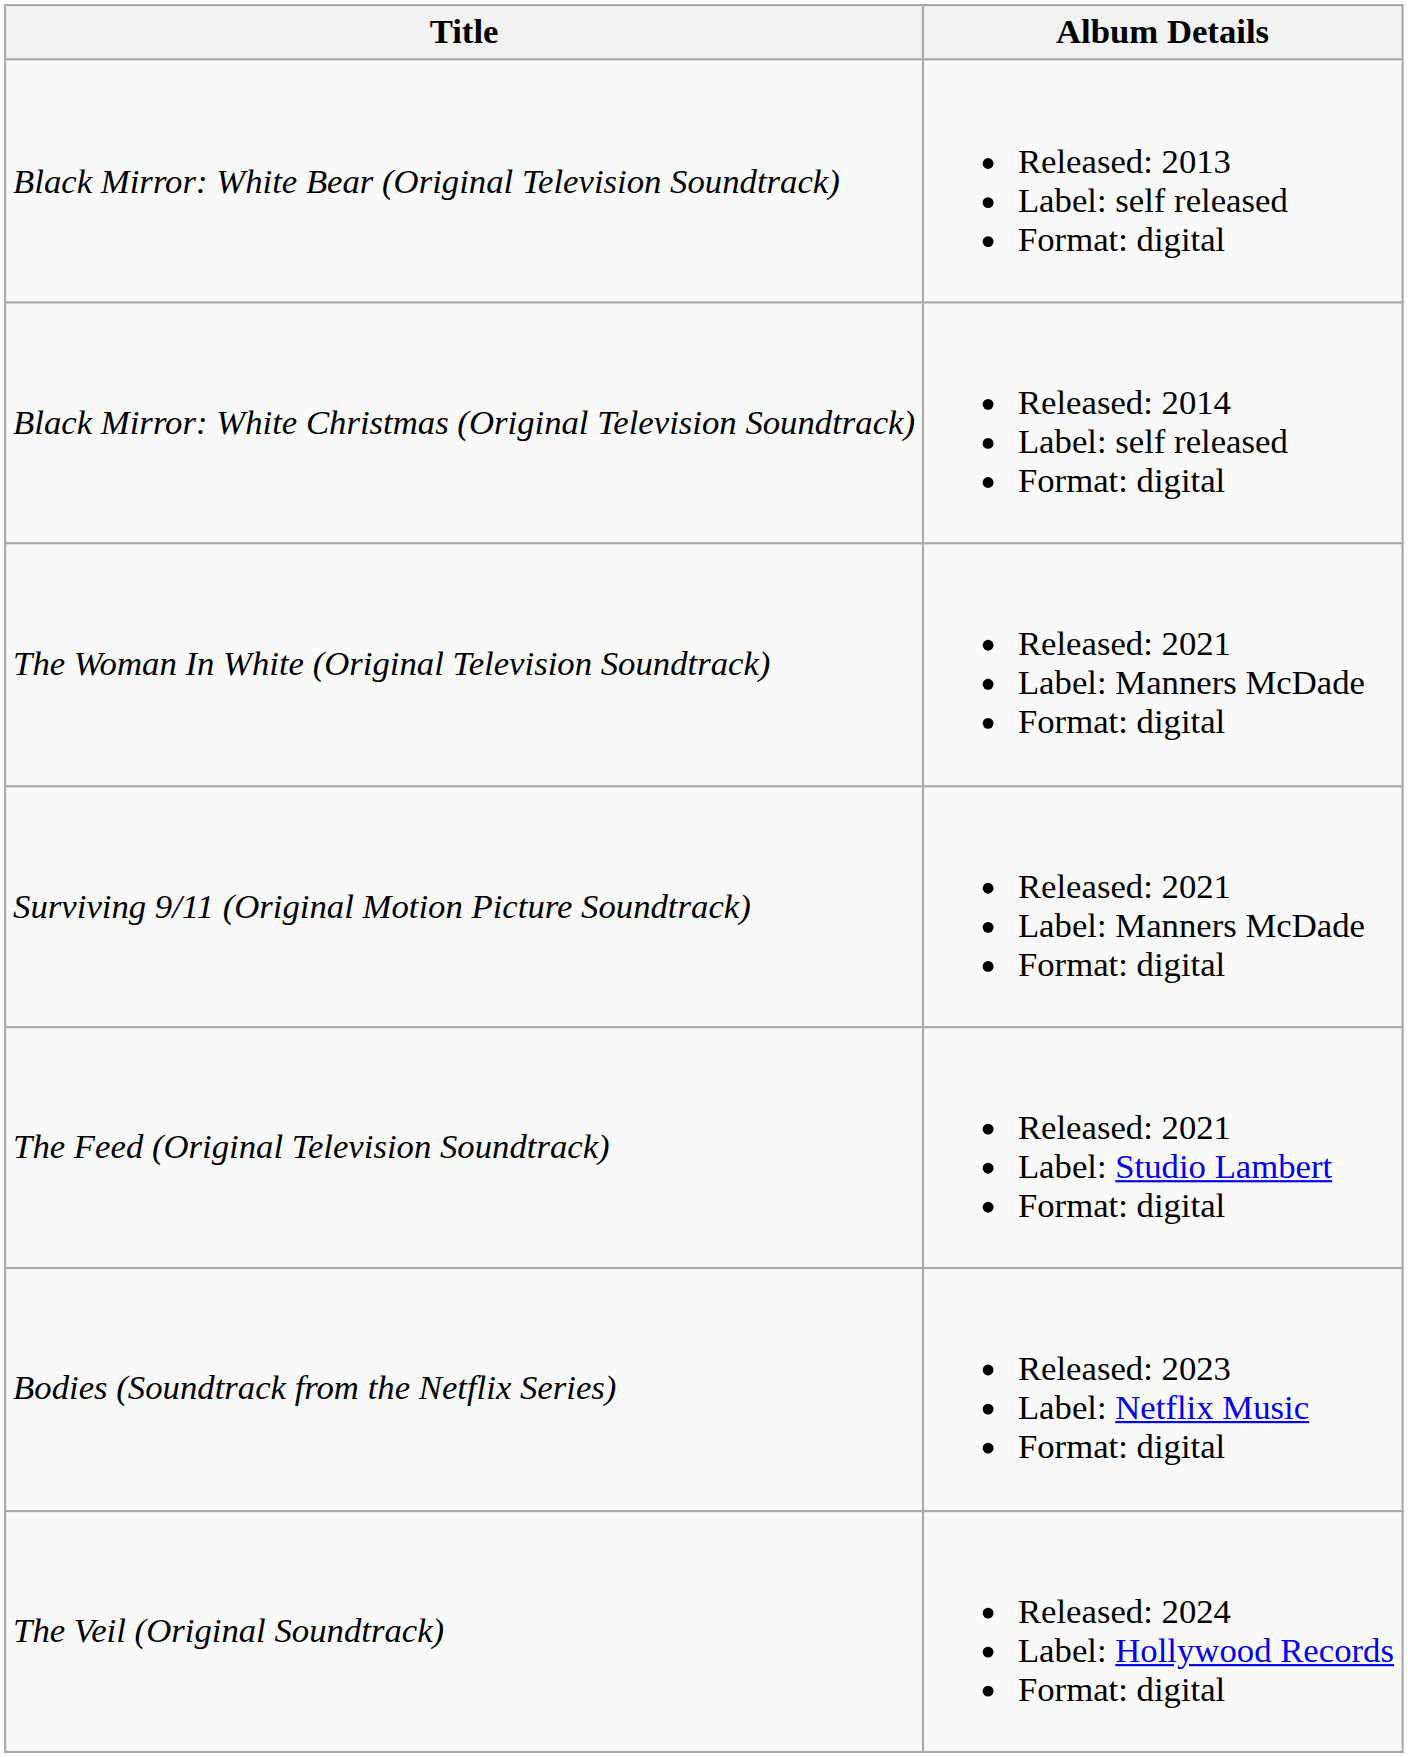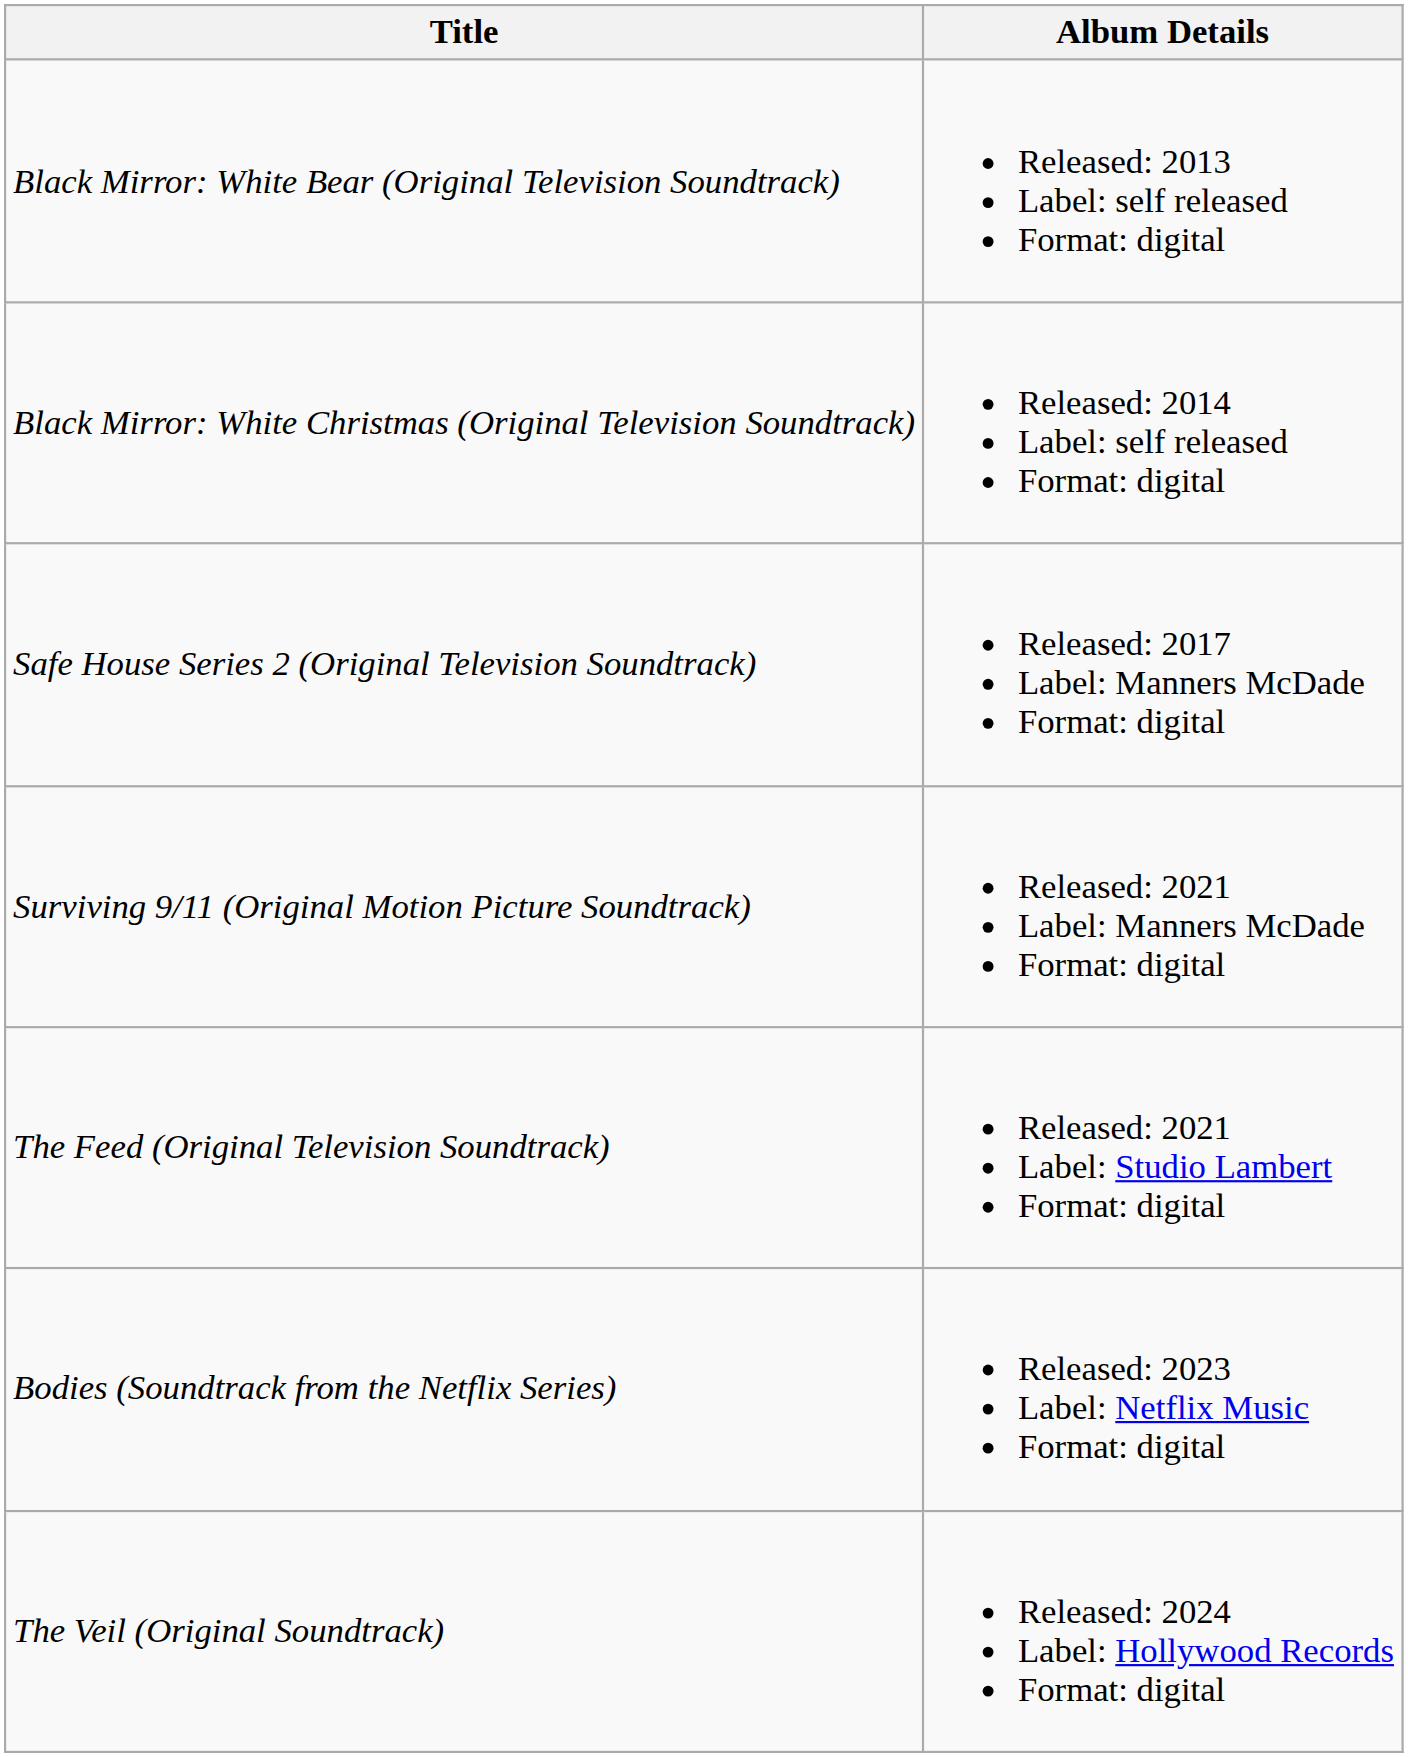+ row: (385, 663)
- row: (392, 663)
